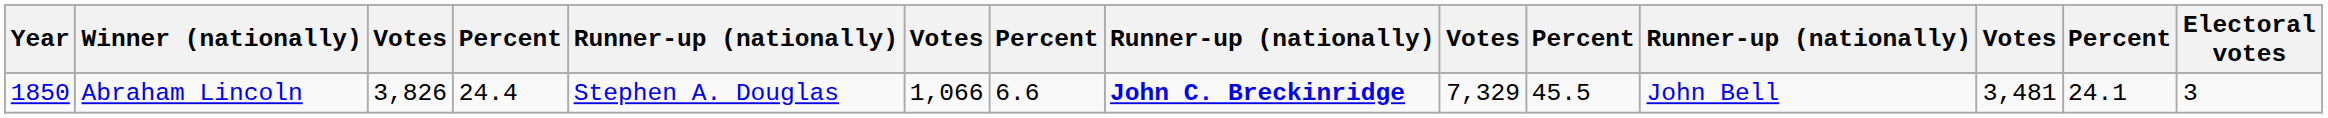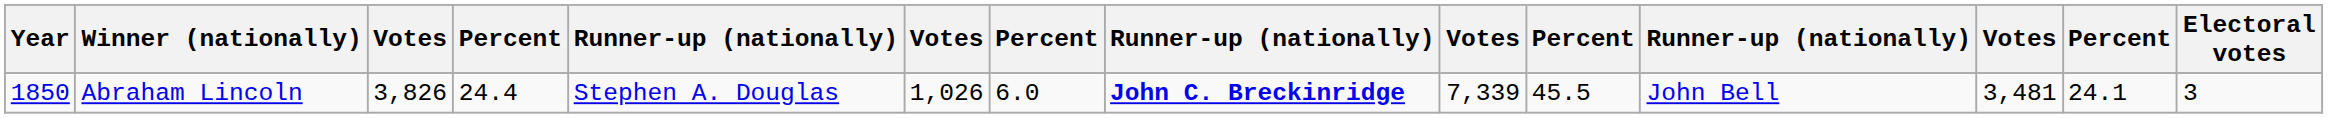(947, 93) 1,066 -> (947, 93) 1,026
(1017, 93) 6.6 -> (1017, 93) 6.0
(1483, 93) 7,329 -> (1483, 93) 7,339
